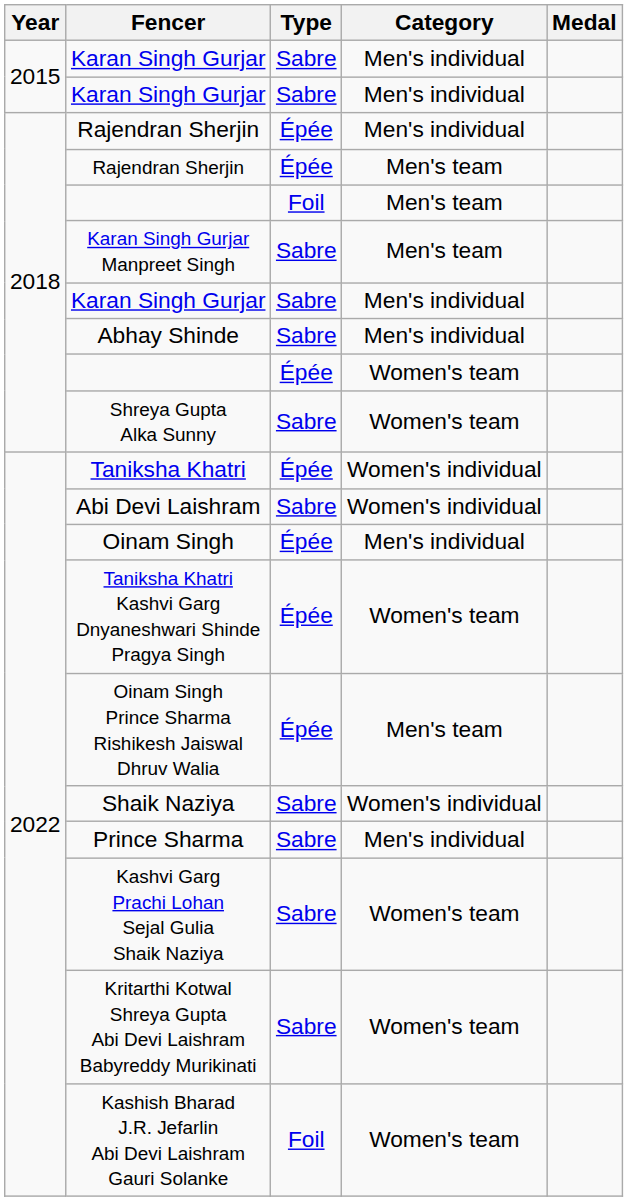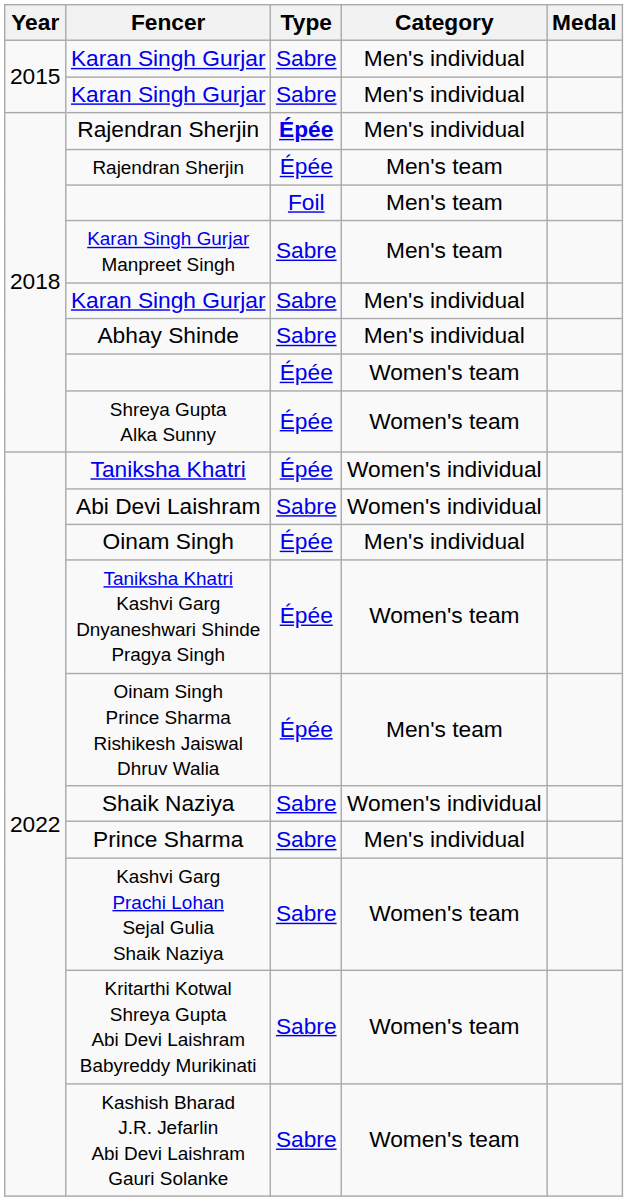(306, 130) normal -> (306, 130) bold
(306, 421) Sabre -> (306, 421) Épée
(306, 1139) Foil -> (306, 1139) Sabre
